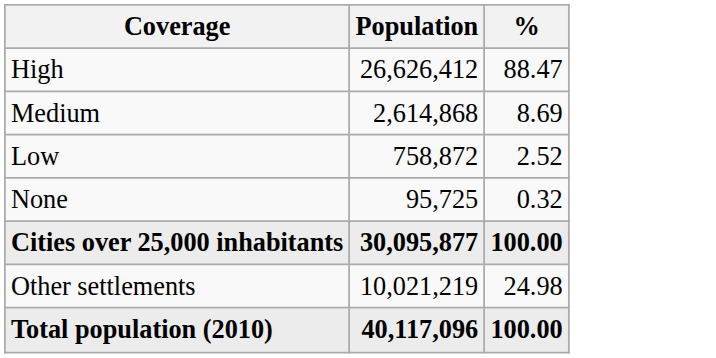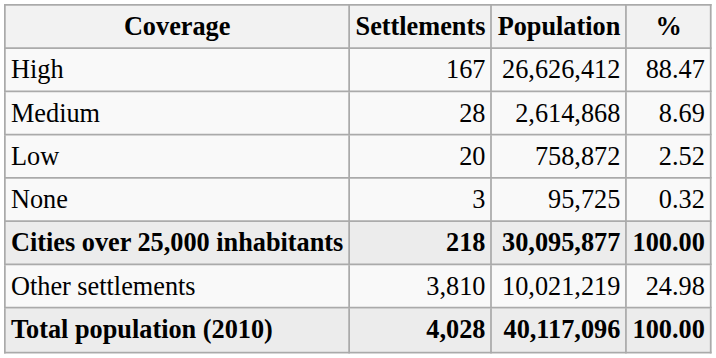+ column: (420, 26)
